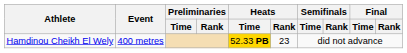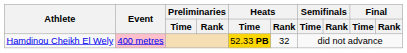(141, 41) no background -> (141, 41) pink background
(284, 41) 23 -> (284, 41) 32
